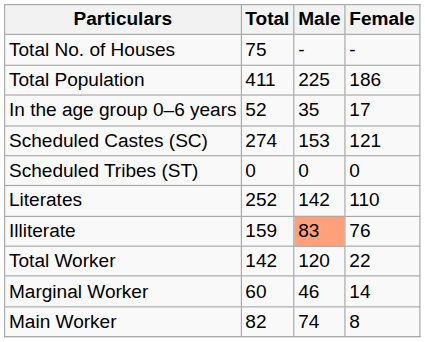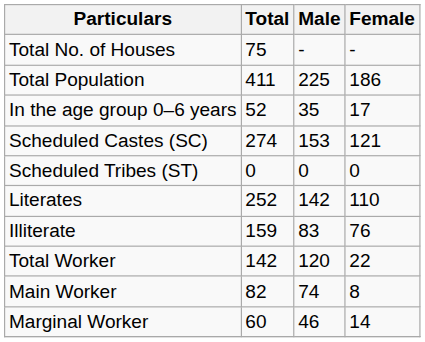(309, 230) lightsalmon background -> (309, 230) no background
rows swapped: (63, 321) <-> (79, 291)
